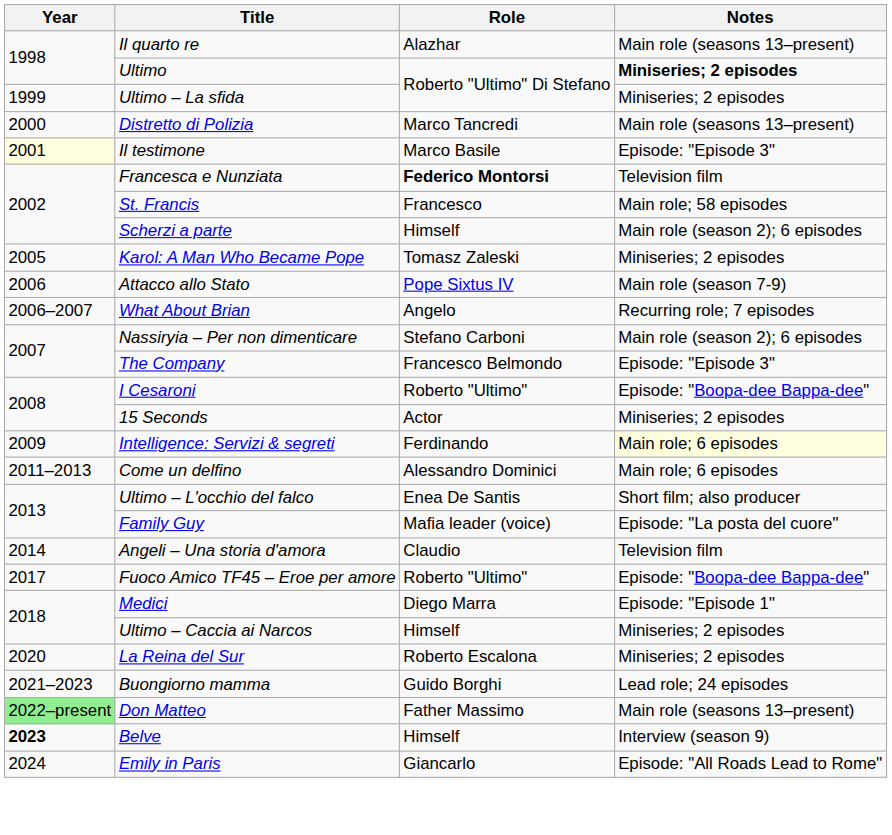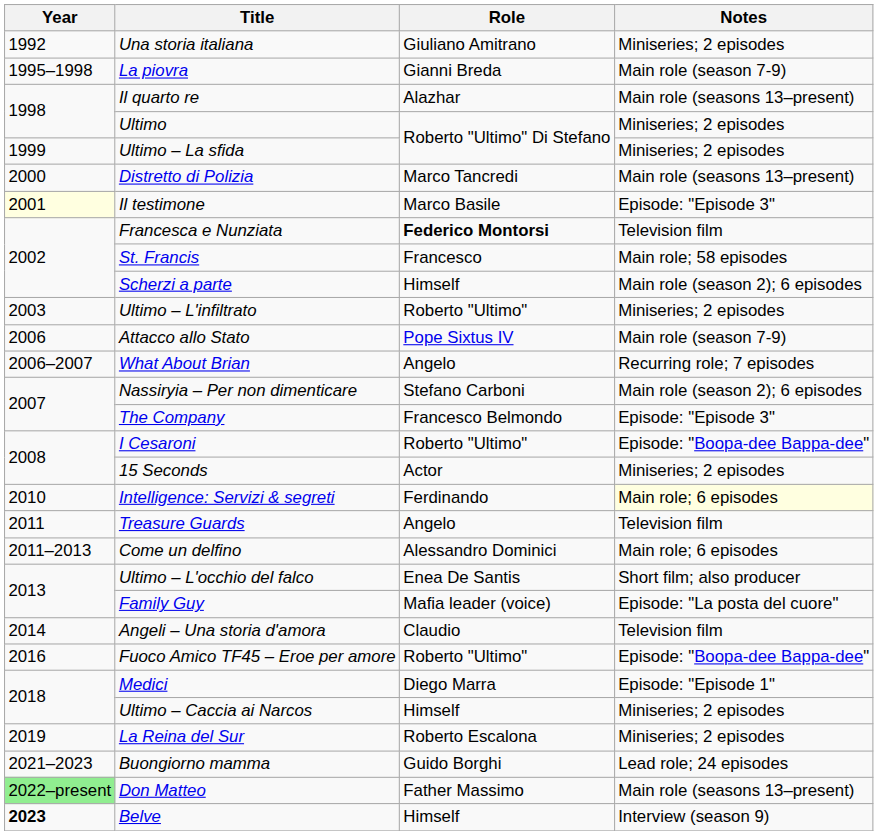+ row: (186, 44)
+ row: (153, 71)
(708, 71) bold -> (701, 124) normal
+ row: (188, 310)
- row: (242, 257)
(27, 444) 2009 -> (27, 497) 2010
+ row: (182, 524)
(27, 577) 2017 -> (27, 657) 2016
(27, 657) 2020 -> (27, 737) 2019
- row: (170, 763)
